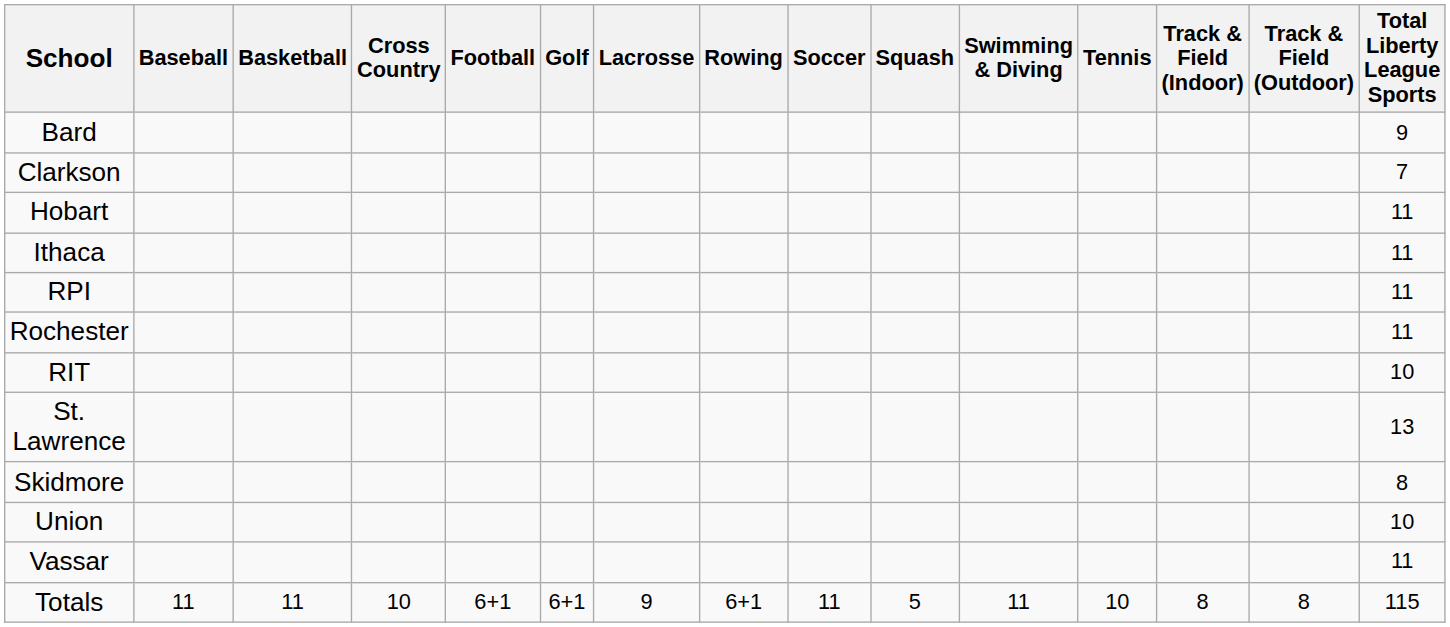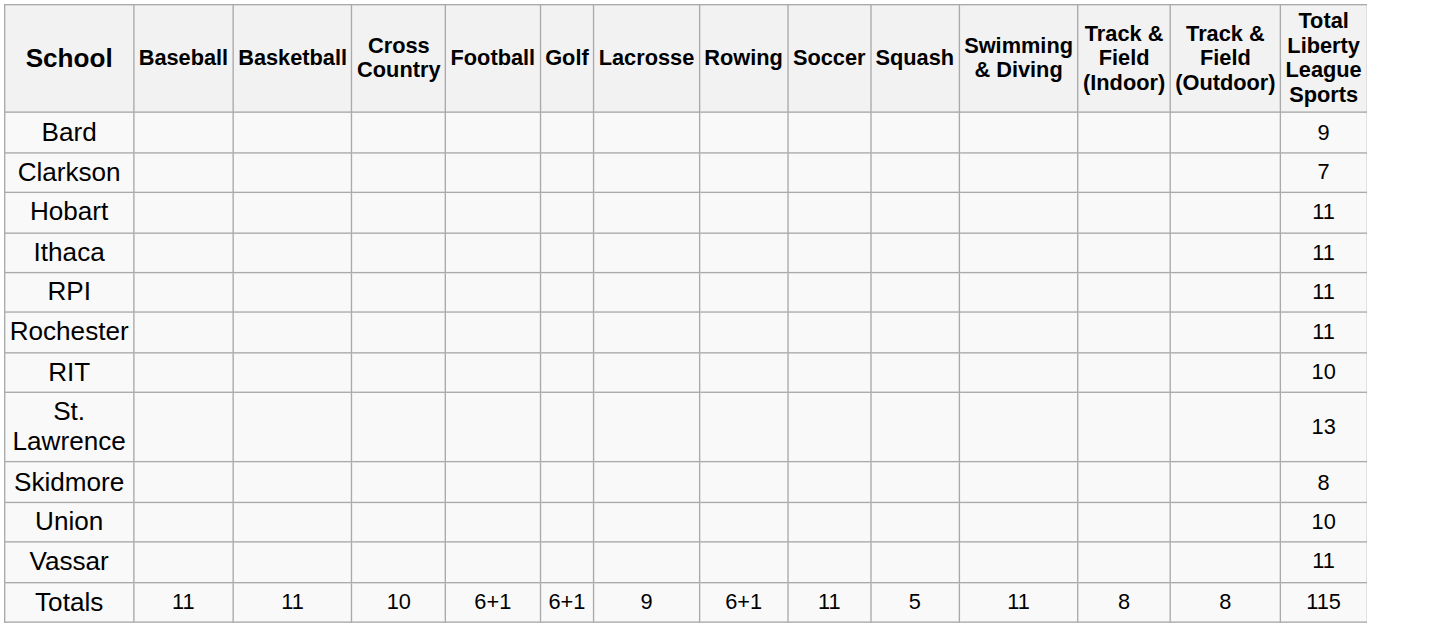- column: (1117, 58)
